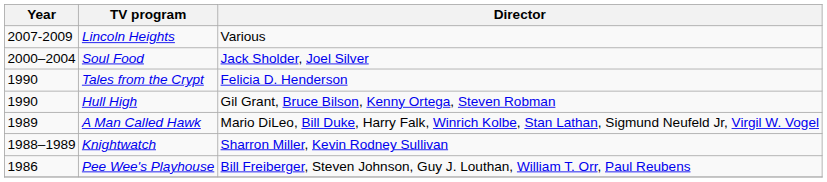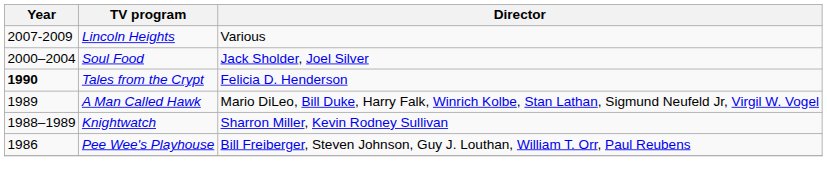(23, 79) normal -> (23, 79) bold
- row: (109, 101)
